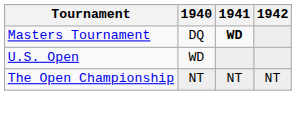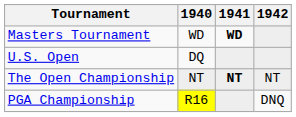(196, 37) DQ -> (196, 37) WD
(196, 58) WD -> (196, 58) DQ
(234, 80) normal -> (234, 80) bold
+ row: (71, 101)
